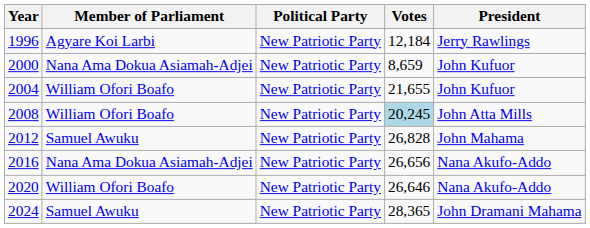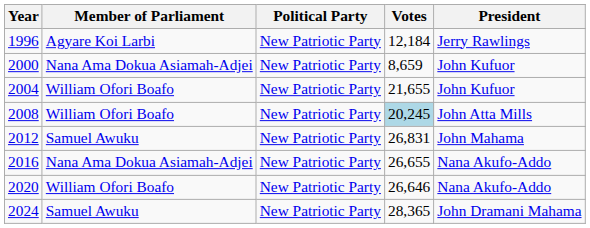(409, 138) 26,828 -> (409, 138) 26,831
(409, 162) 26,656 -> (409, 162) 26,655
